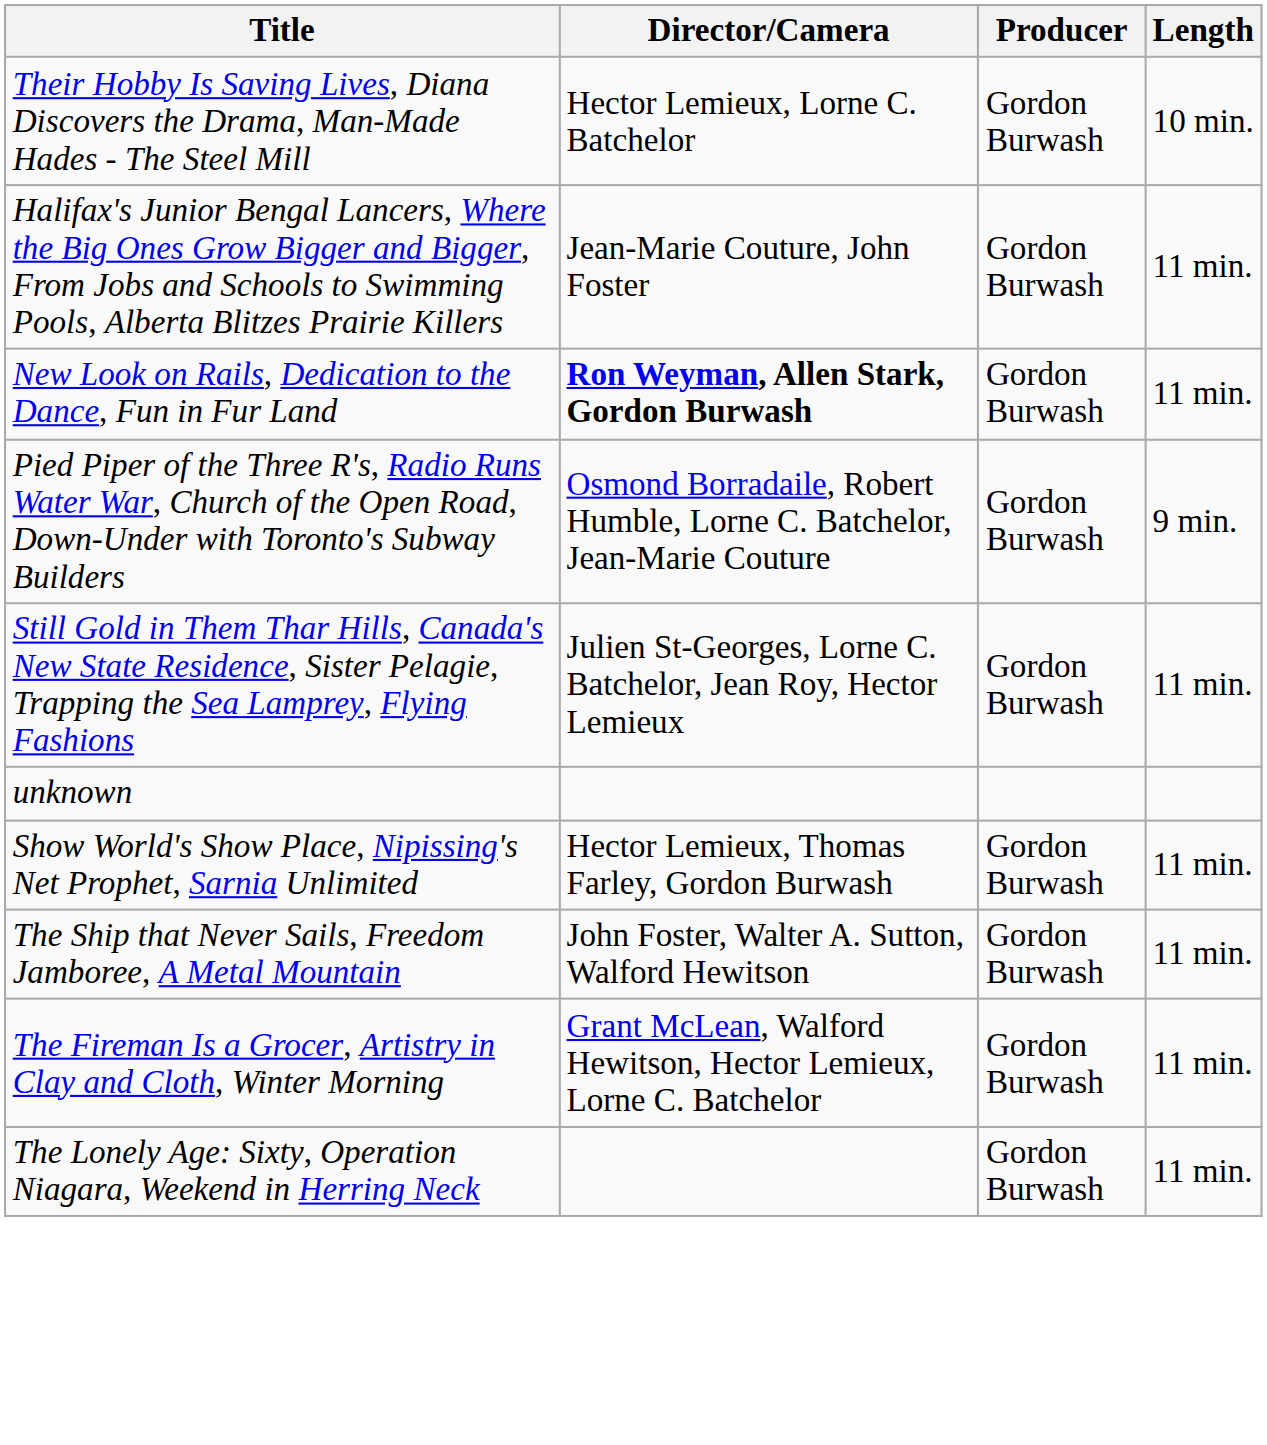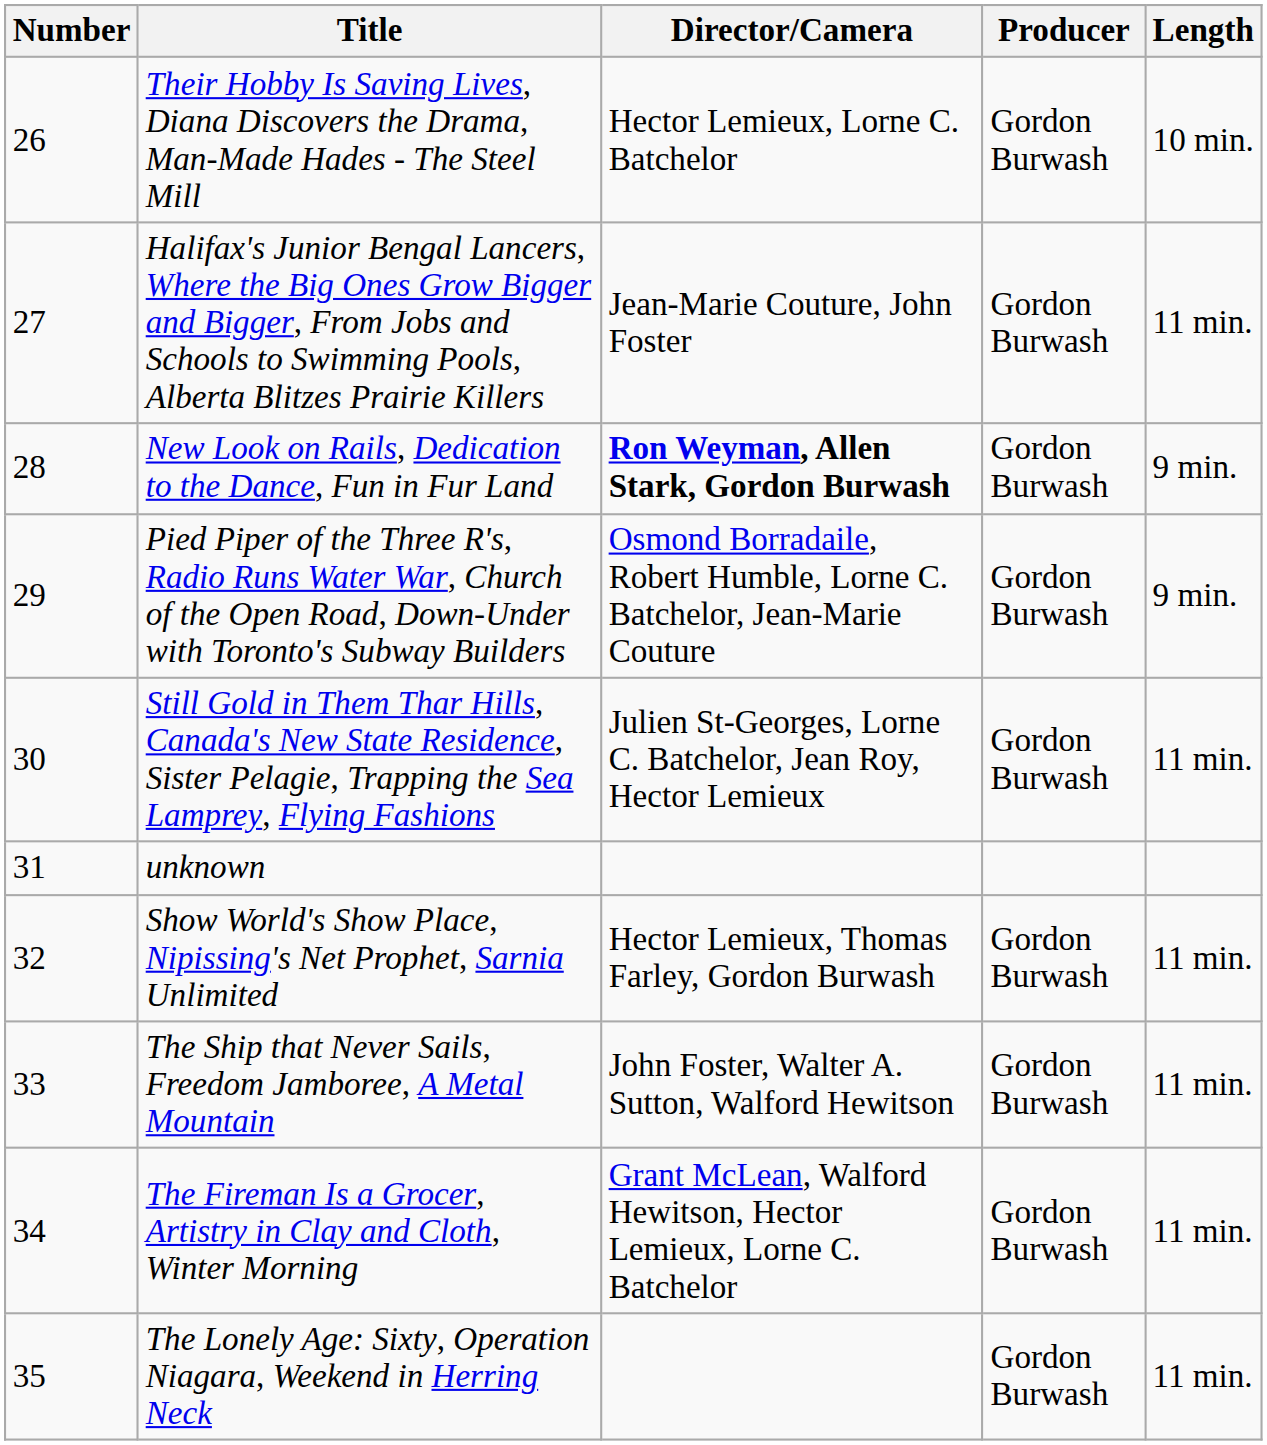+ column: (72, 30)
(1203, 393) 11 min. -> (1195, 467) 9 min.
